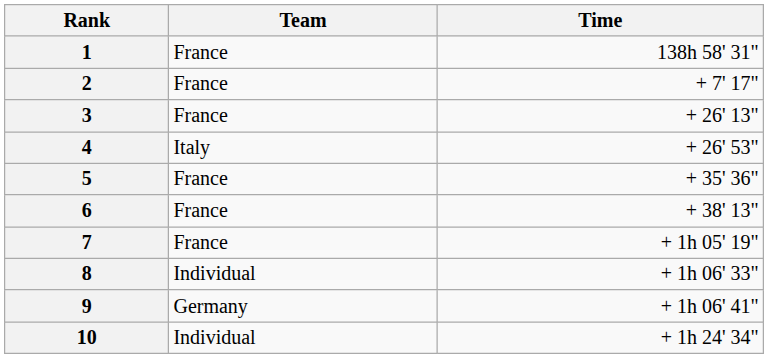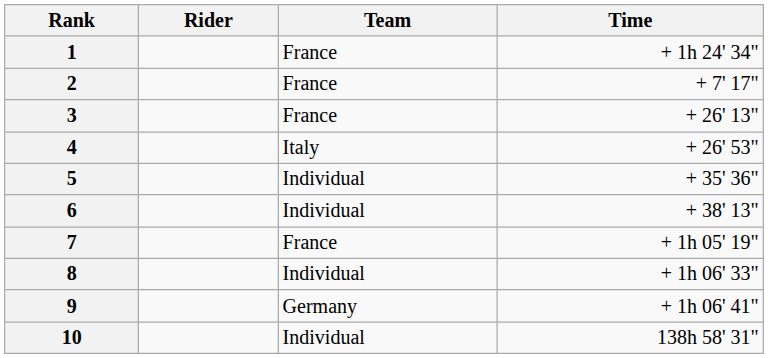+ column: (208, 20)
(708, 52) 138h 58' 31" -> (710, 52) + 1h 24' 34"
(201, 178) France -> (324, 178) Individual
(201, 210) France -> (324, 210) Individual
(710, 337) + 1h 24' 34" -> (708, 337) 138h 58' 31"
